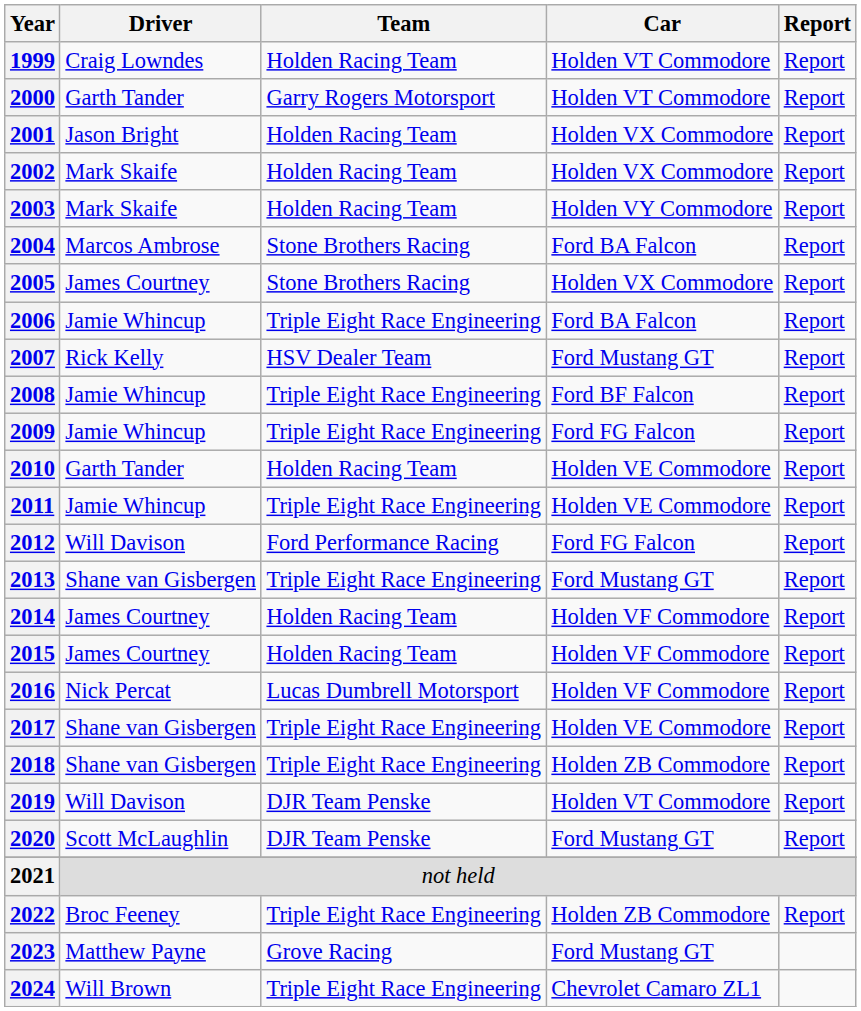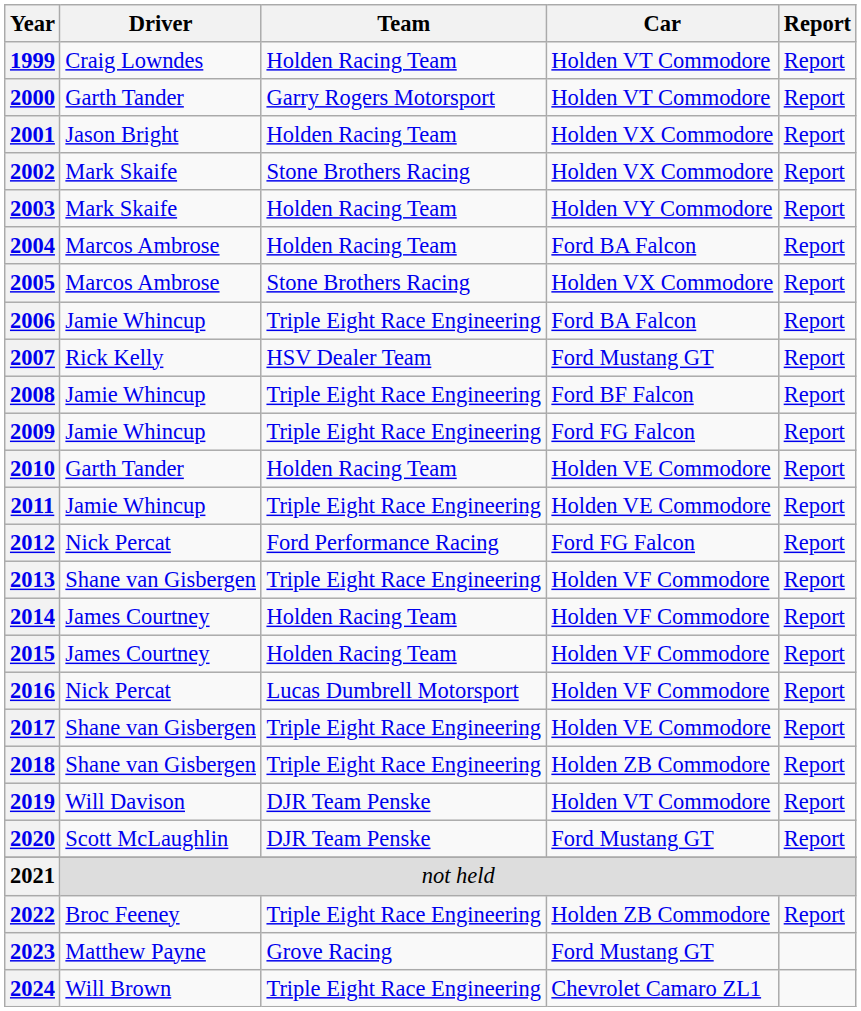(362, 171) Holden Racing Team -> (368, 171) Stone Brothers Racing
(368, 245) Stone Brothers Racing -> (362, 245) Holden Racing Team
(137, 282) James Courtney -> (142, 282) Marcos Ambrose
(125, 542) Will Davison -> (118, 542) Nick Percat
(633, 579) Ford Mustang GT -> (660, 579) Holden VF Commodore
